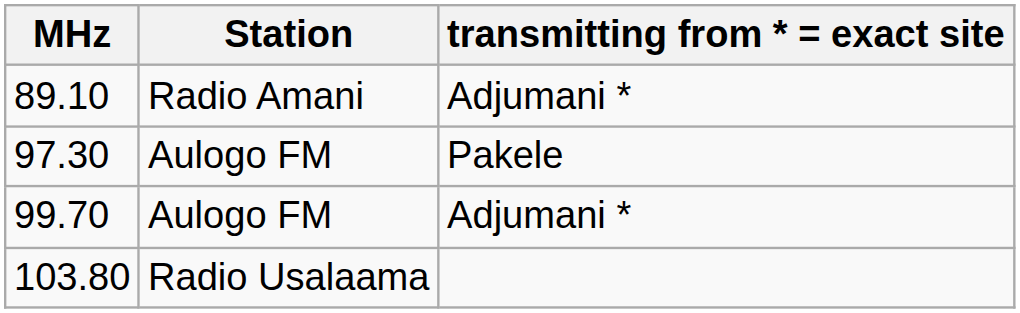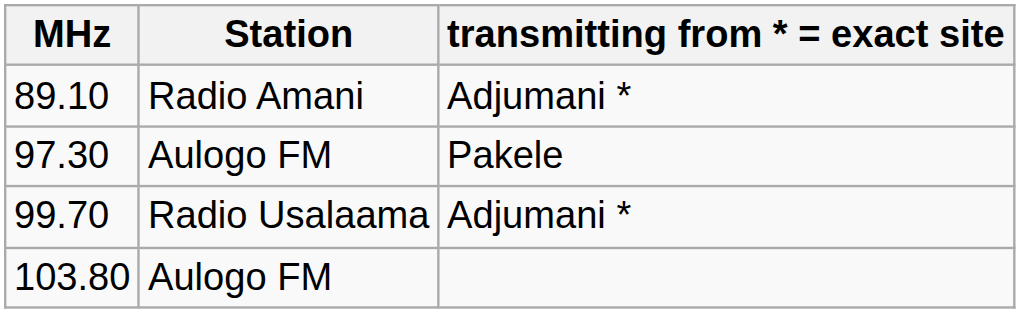(240, 215) Aulogo FM -> (289, 215) Radio Usalaama
(289, 276) Radio Usalaama -> (240, 276) Aulogo FM
